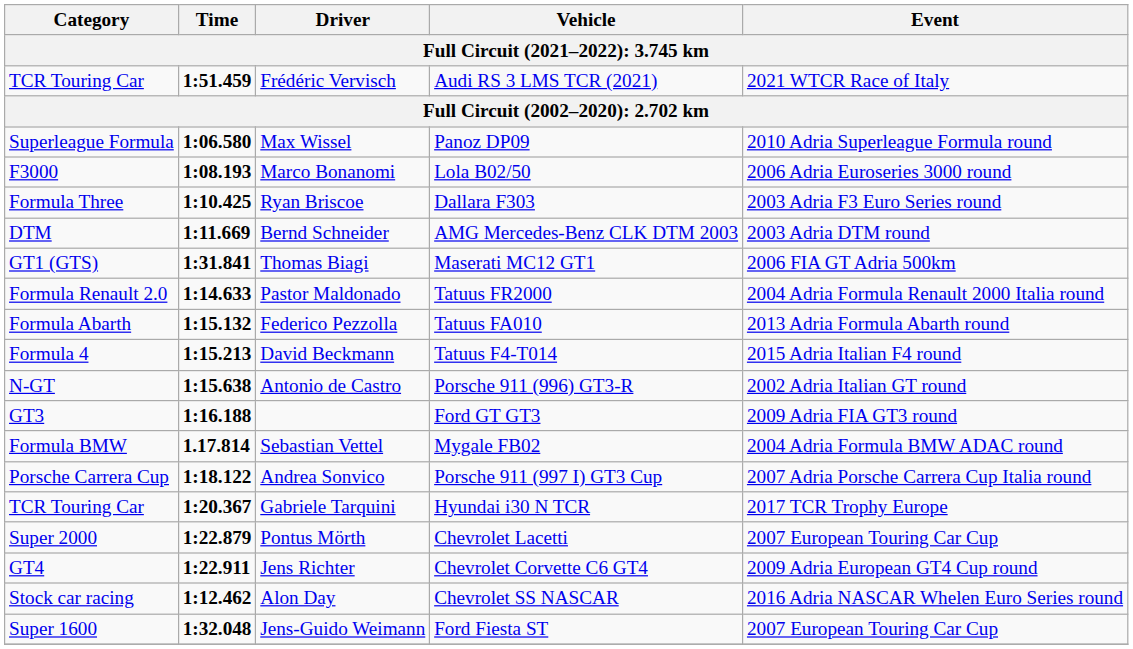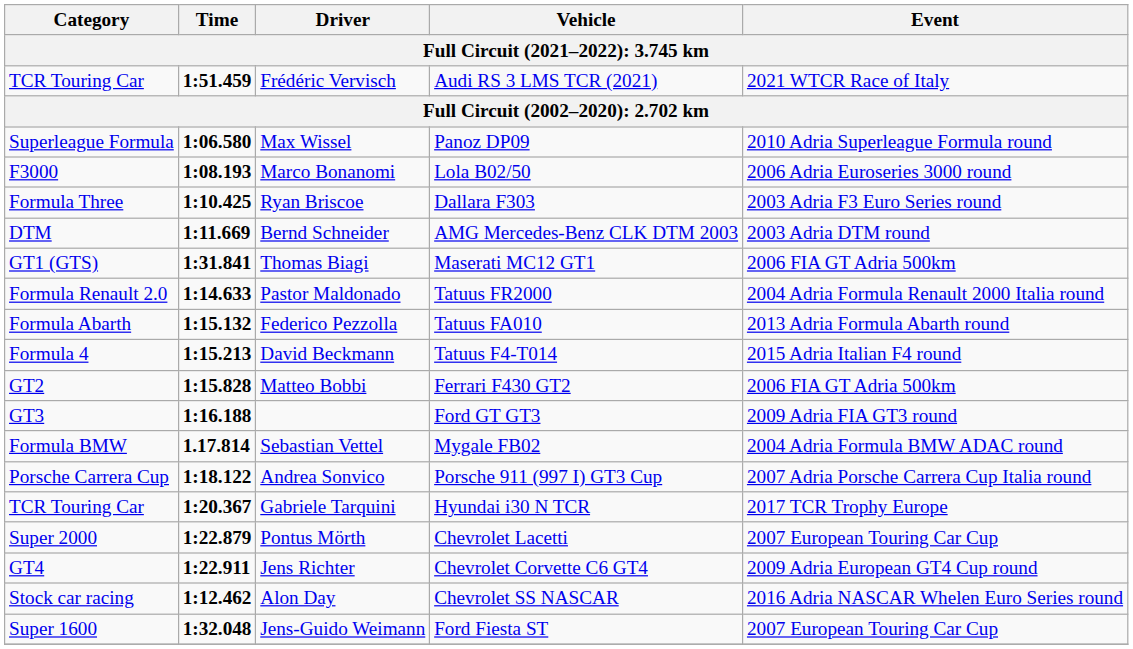- row: (331, 385)
+ row: (313, 385)
